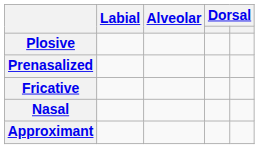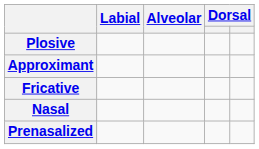rows swapped: (51, 66) <-> (51, 132)
